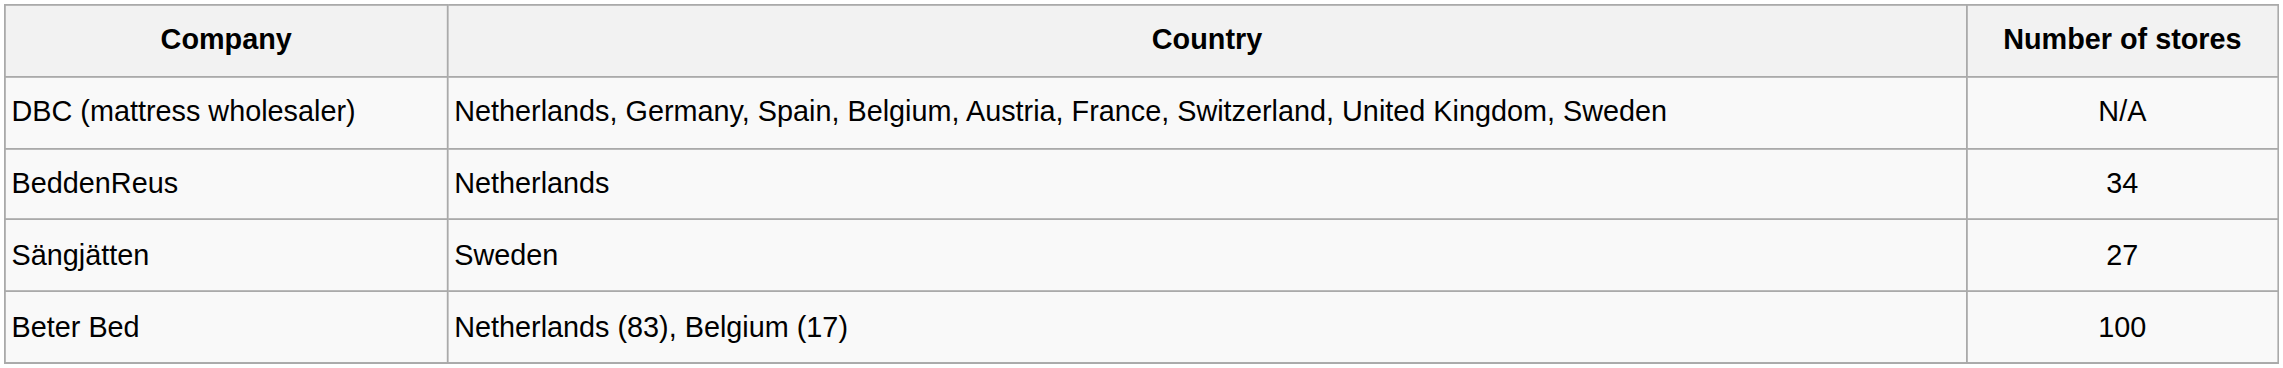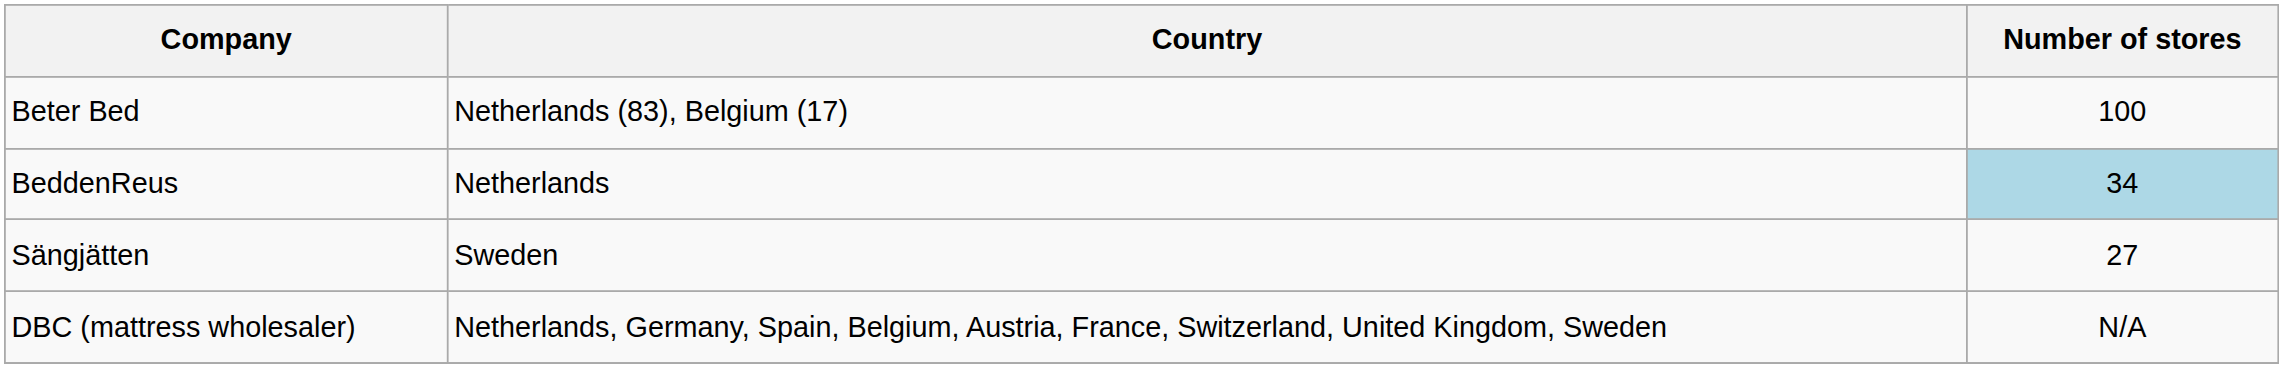rows swapped: (76, 326) <-> (184, 111)
(2122, 183) no background -> (2122, 183) lightblue background
